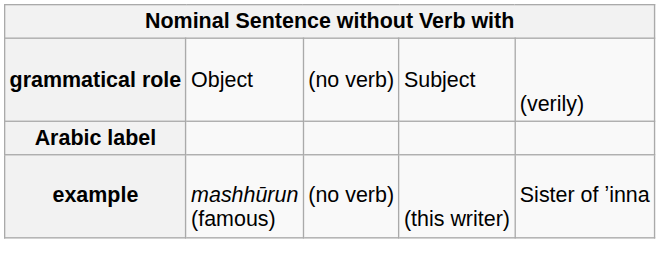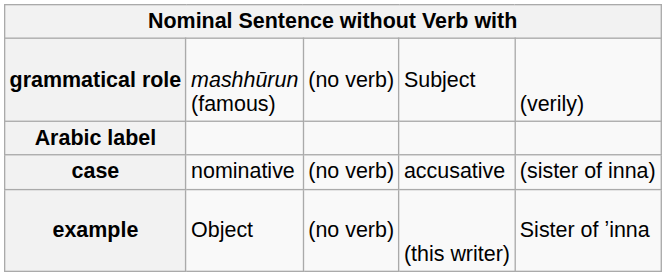(222, 79) Object -> (245, 91) mashhūrun (famous)
+ row: (95, 171)
(245, 207) mashhūrun (famous) -> (222, 229) Object
